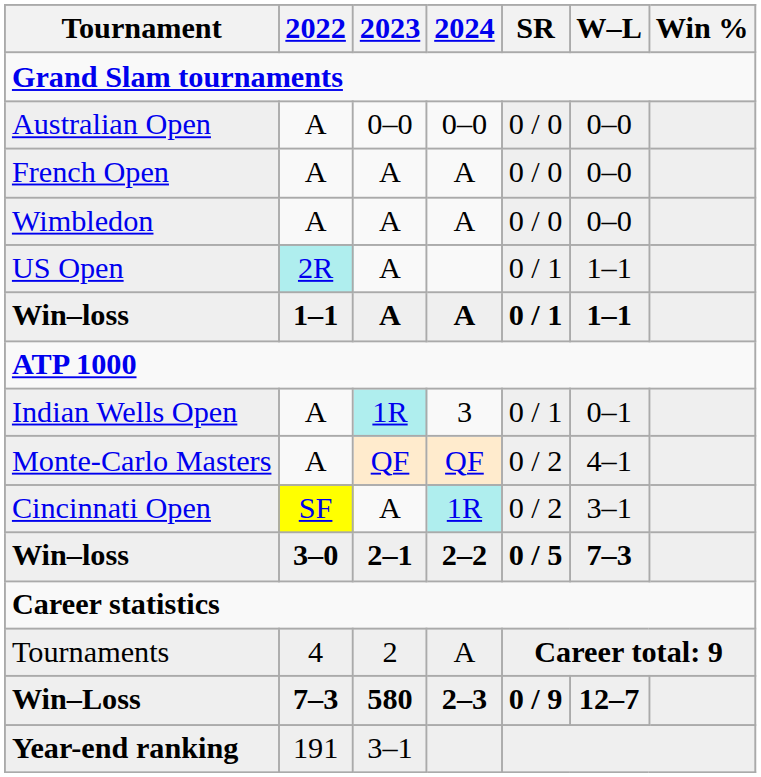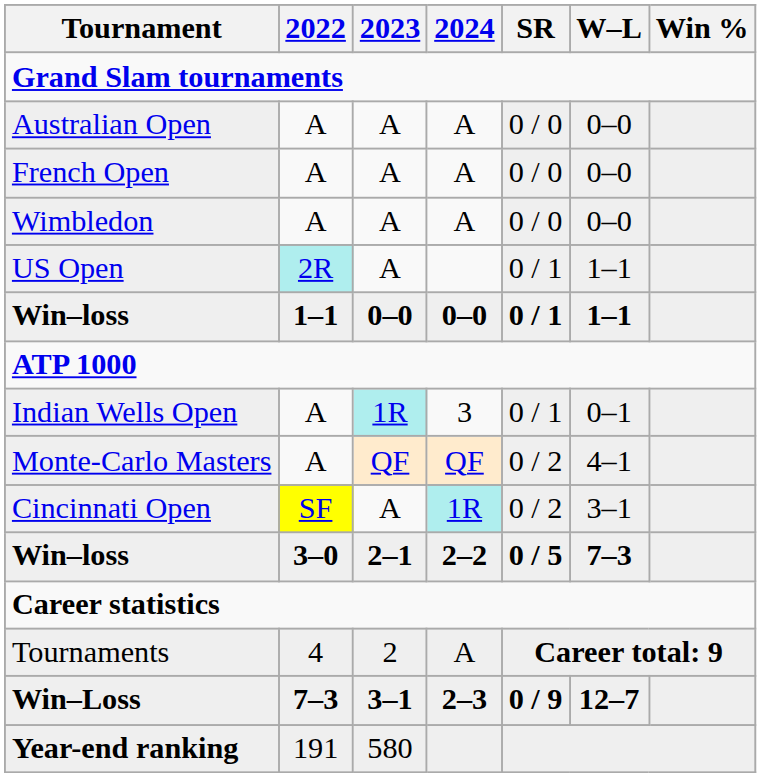(390, 124) 0–0 -> (390, 124) A
(464, 124) 0–0 -> (464, 124) A
(390, 316) A -> (390, 316) 0–0
(464, 316) A -> (464, 316) 0–0
(390, 699) 580 -> (390, 699) 3–1
(390, 747) 3–1 -> (390, 747) 580
